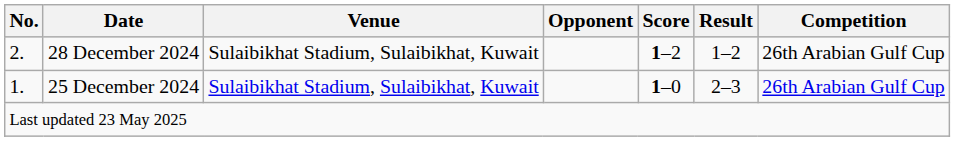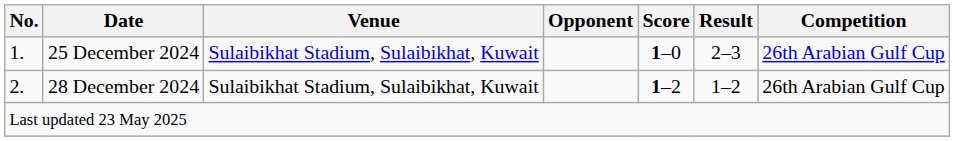rows swapped: (124, 85) <-> (124, 53)
